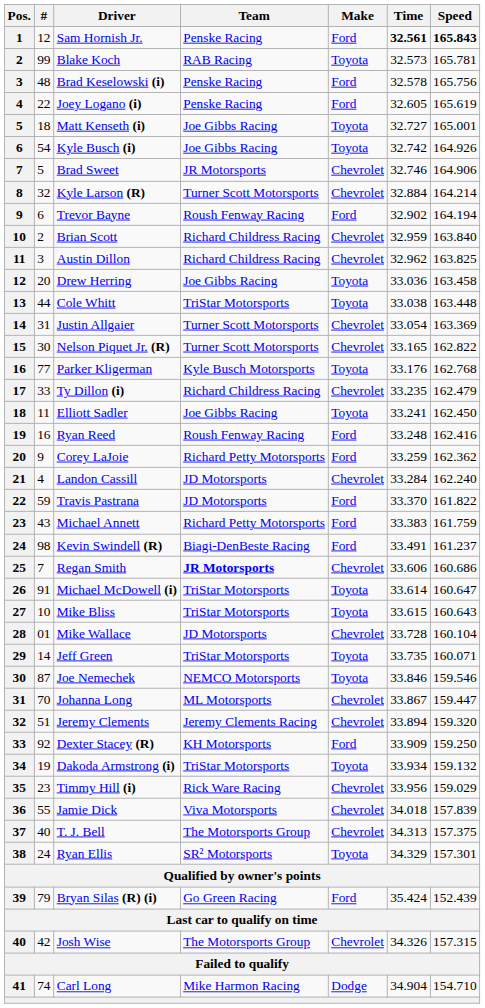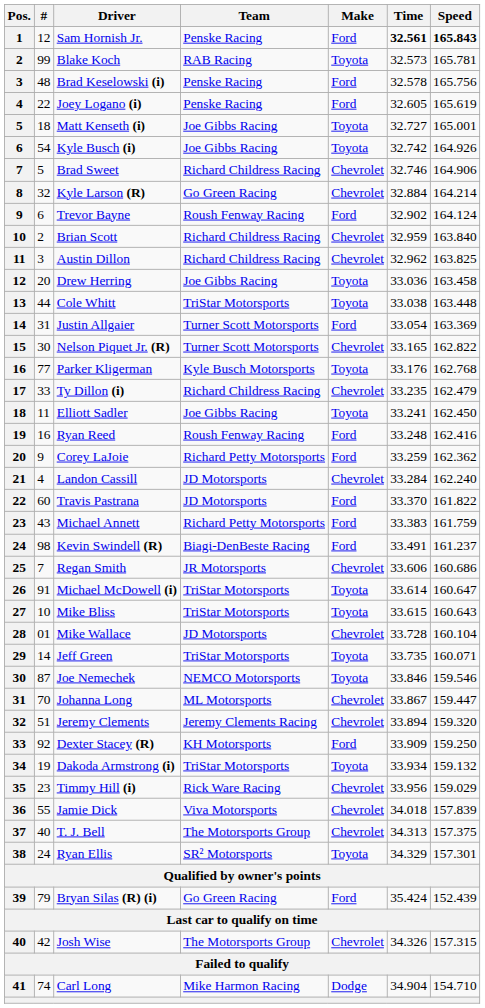(225, 170) JR Motorsports -> (252, 170) Richard Childress Racing
(251, 192) Turner Scott Motorsports -> (230, 192) Go Green Racing
(455, 214) 164.194 -> (455, 214) 164.124
(358, 324) Chevrolet -> (344, 324) Ford
(44, 500) 59 -> (44, 500) 60
(229, 567) bold -> (225, 567) normal
